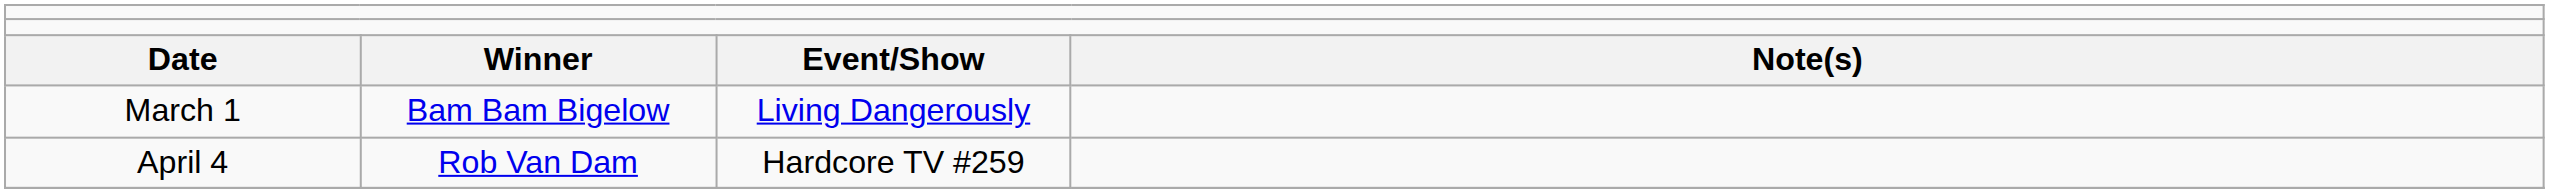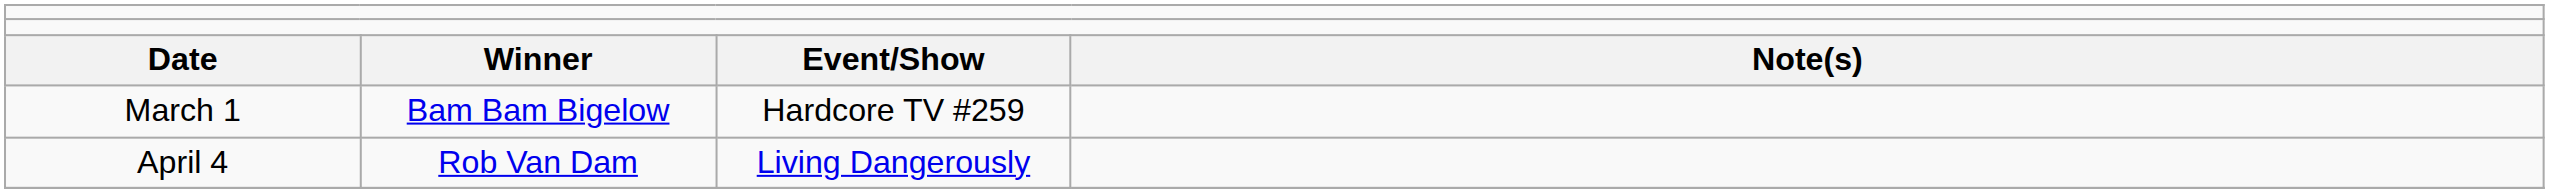(893, 110) Living Dangerously -> (893, 110) Hardcore TV #259
(893, 161) Hardcore TV #259 -> (893, 161) Living Dangerously
